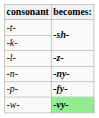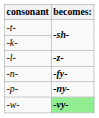(61, 74) -ny- -> (60, 74) -fy-
(60, 89) -fy- -> (61, 89) -ny-
